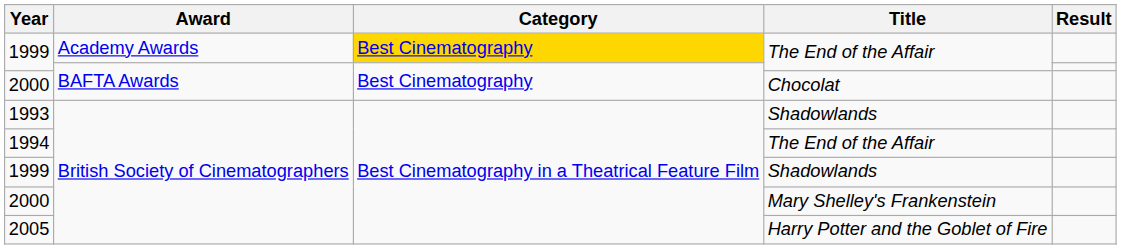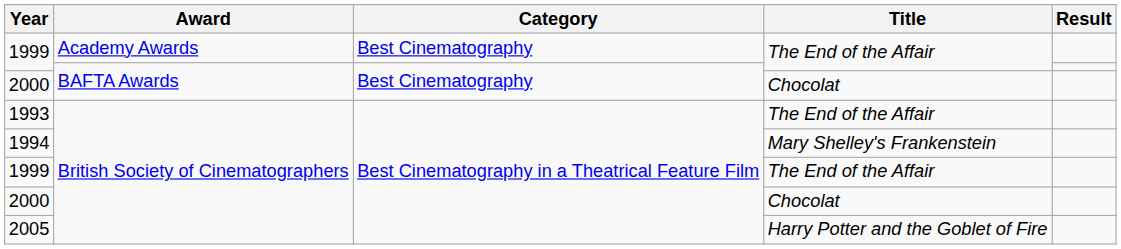(445, 47) gold background -> (445, 47) no background
(822, 114) Shadowlands -> (851, 114) The End of the Affair
(851, 143) The End of the Affair -> (882, 143) Mary Shelley's Frankenstein
(822, 172) Shadowlands -> (851, 172) The End of the Affair
(882, 200) Mary Shelley's Frankenstein -> (804, 200) Chocolat
